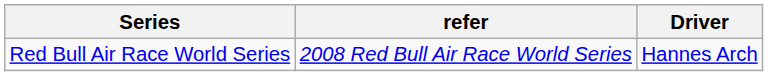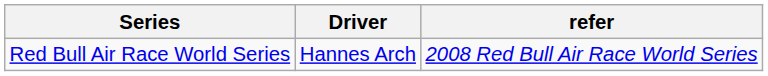columns swapped: (700, 21) <-> (466, 21)
